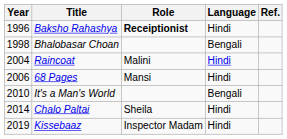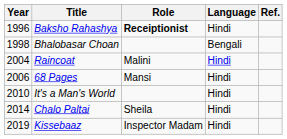(225, 93) Bengali -> (219, 93) Hindi
